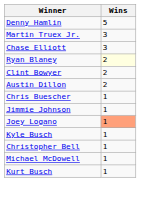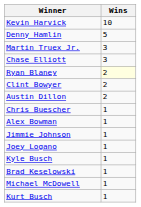+ row: (36, 23)
+ row: (31, 122)
(105, 122) lightsalmon background -> (105, 147) no background
- row: (43, 147)
+ row: (41, 172)
